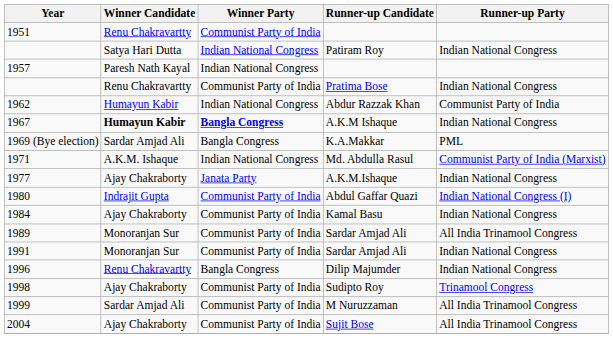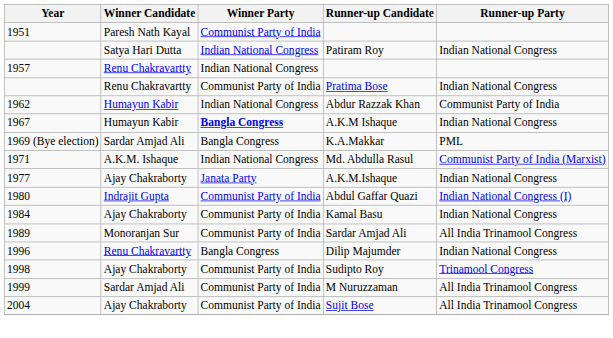(147, 31) Renu Chakravartty -> (147, 31) Paresh Nath Kayal
(147, 68) Paresh Nath Kayal -> (147, 68) Renu Chakravartty
(145, 123) bold -> (141, 123) normal
- row: (19, 251)
